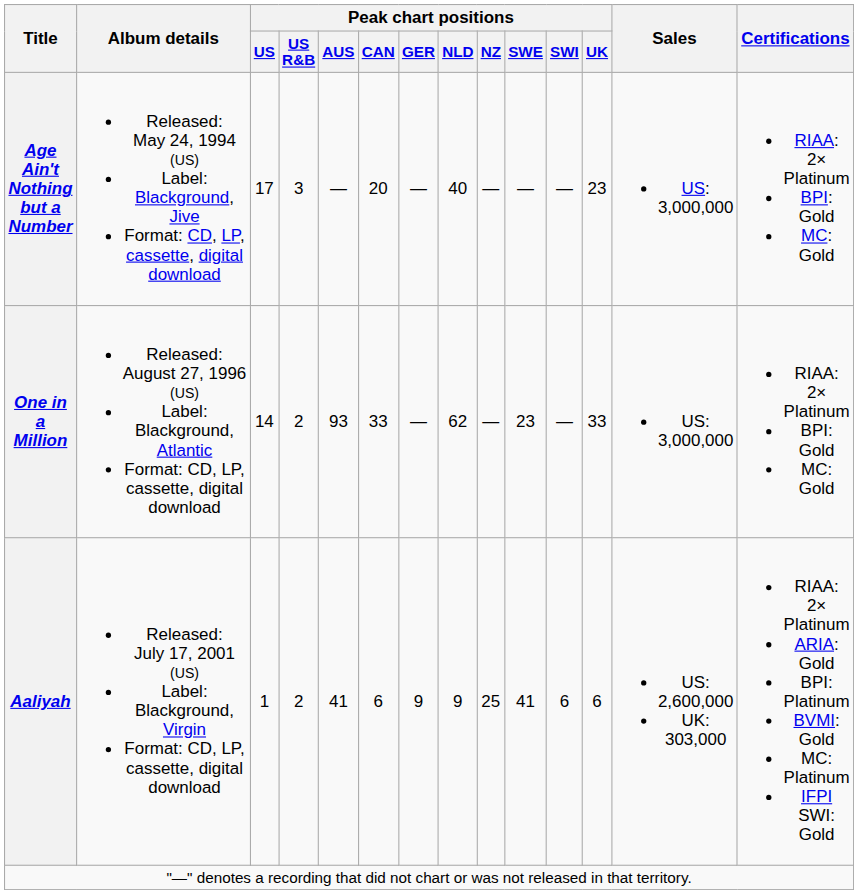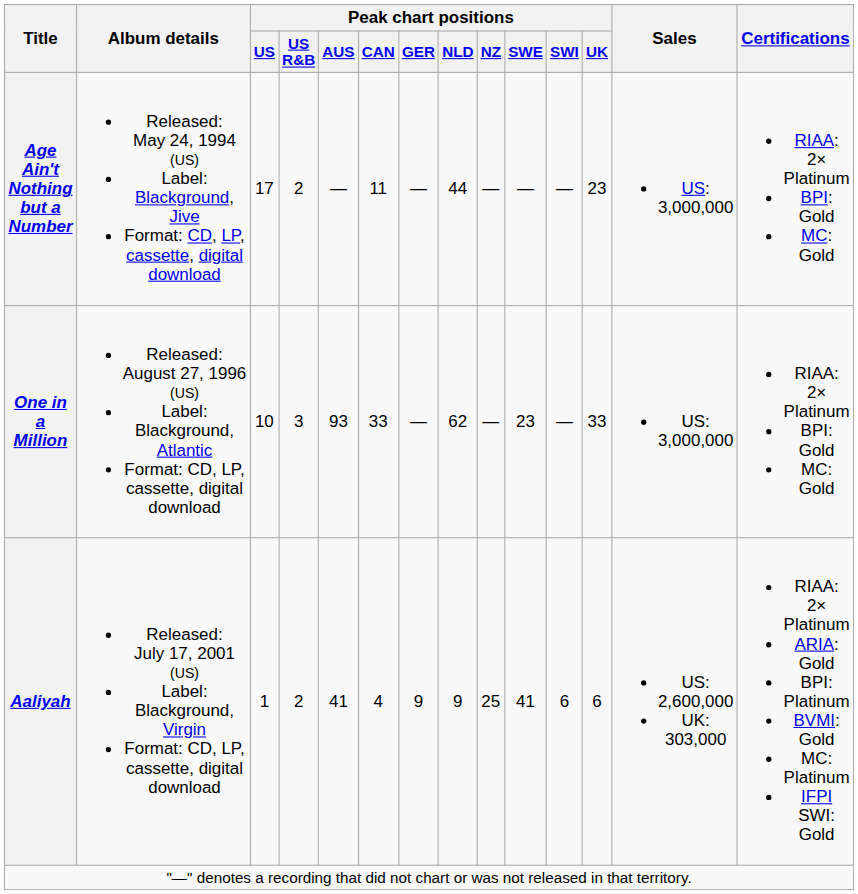(299, 188) 3 -> (299, 188) 2
(378, 188) 20 -> (378, 188) 11
(458, 188) 40 -> (458, 188) 44
(264, 421) 14 -> (264, 421) 10
(299, 421) 2 -> (299, 421) 3
(378, 701) 6 -> (378, 701) 4
